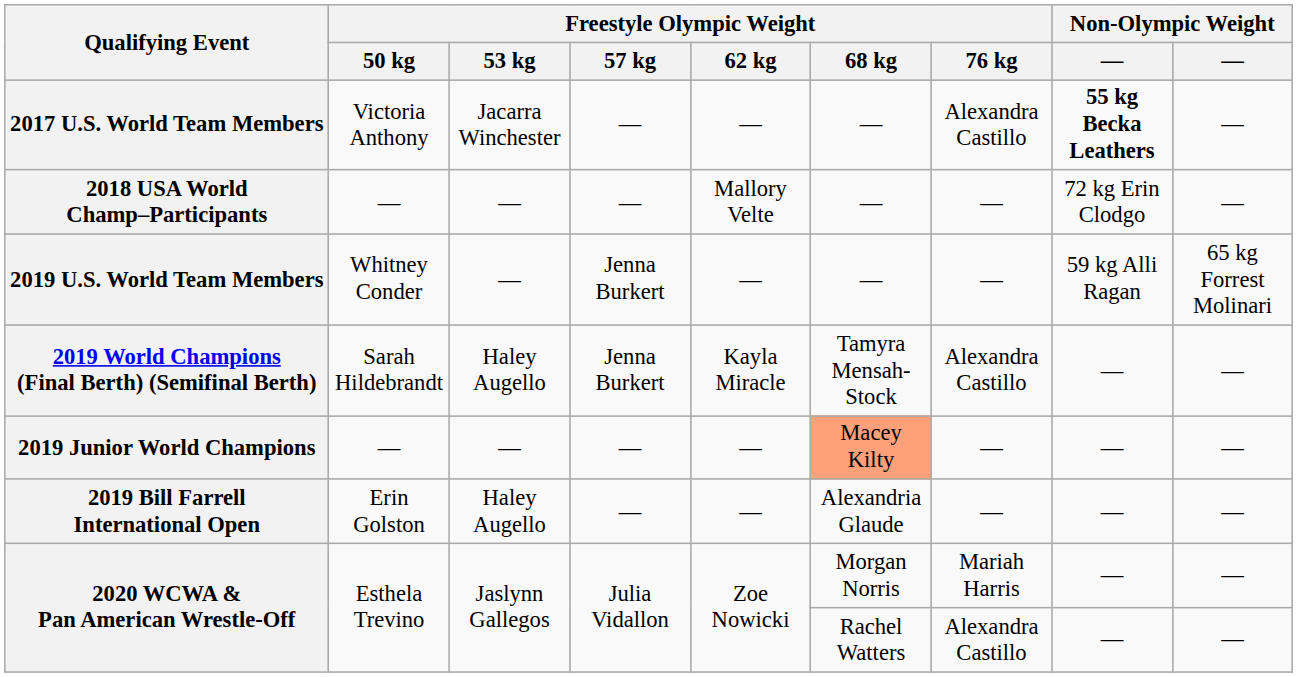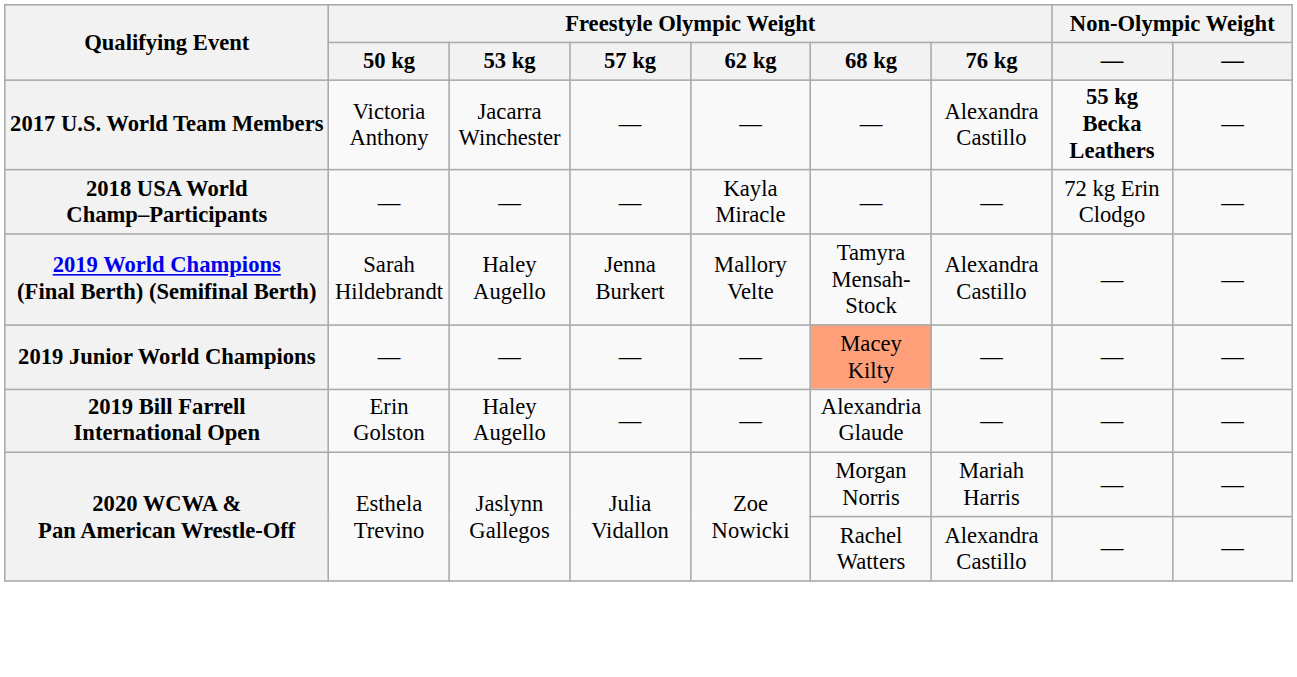(751, 202) Mallory Velte -> (751, 202) Kayla Miracle
- row: (167, 279)
(751, 370) Kayla Miracle -> (751, 279) Mallory Velte
